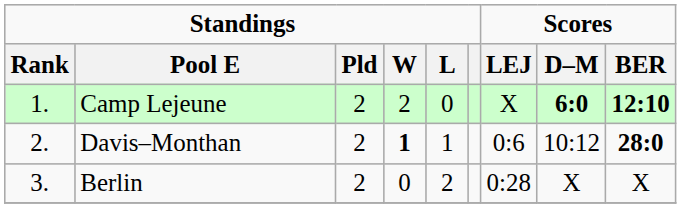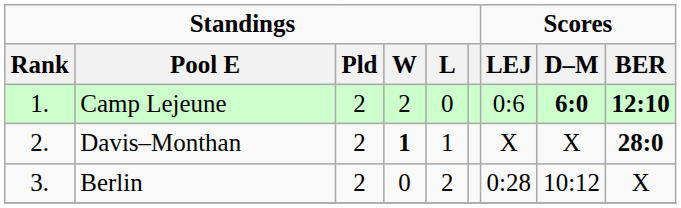(509, 103) X -> (509, 103) 0:6
(509, 143) 0:6 -> (509, 143) X
(572, 143) 10:12 -> (572, 143) X
(572, 182) X -> (572, 182) 10:12
